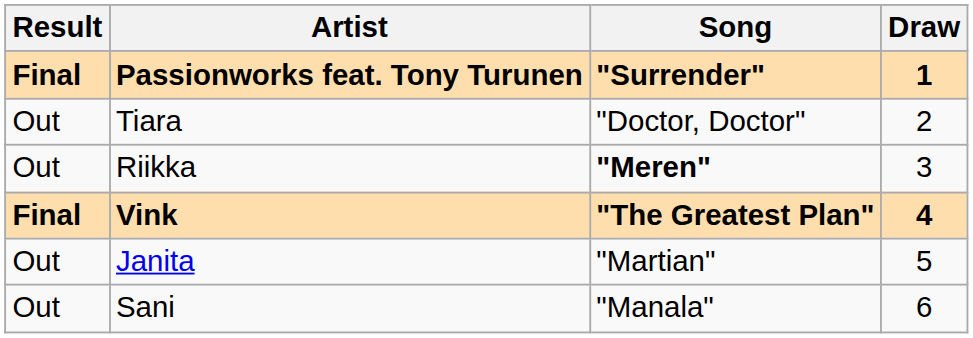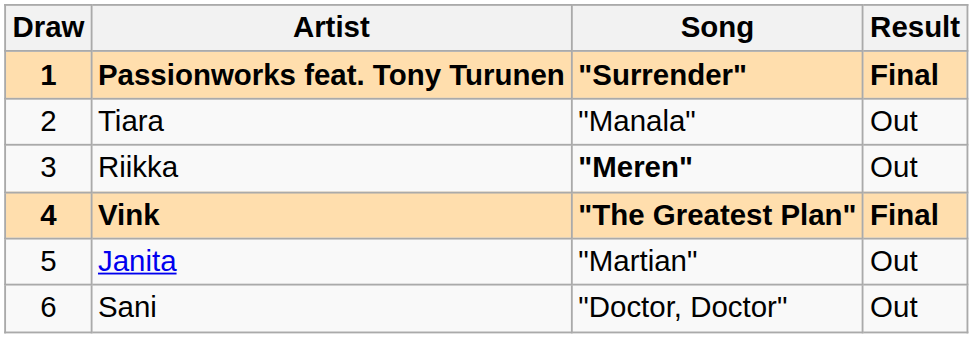columns swapped: (924, 27) <-> (57, 27)
(701, 121) "Doctor, Doctor" -> (637, 121) "Manala"
(655, 307) "Manala" -> (683, 307) "Doctor, Doctor"
